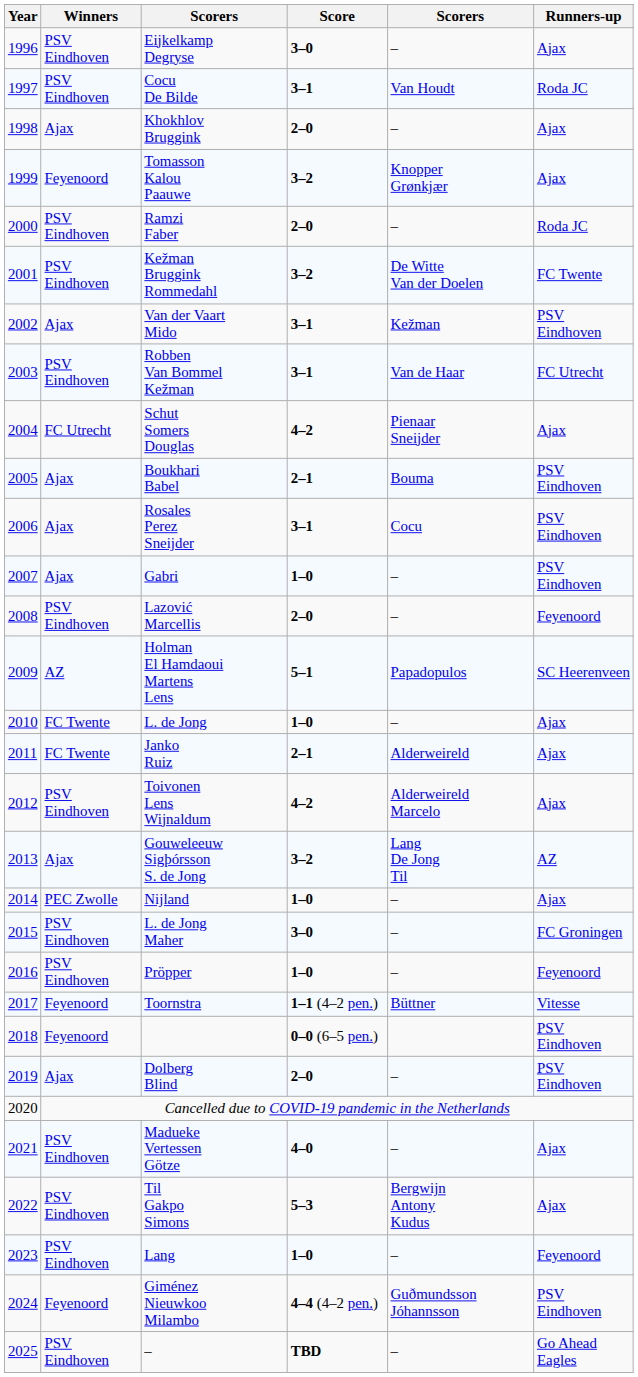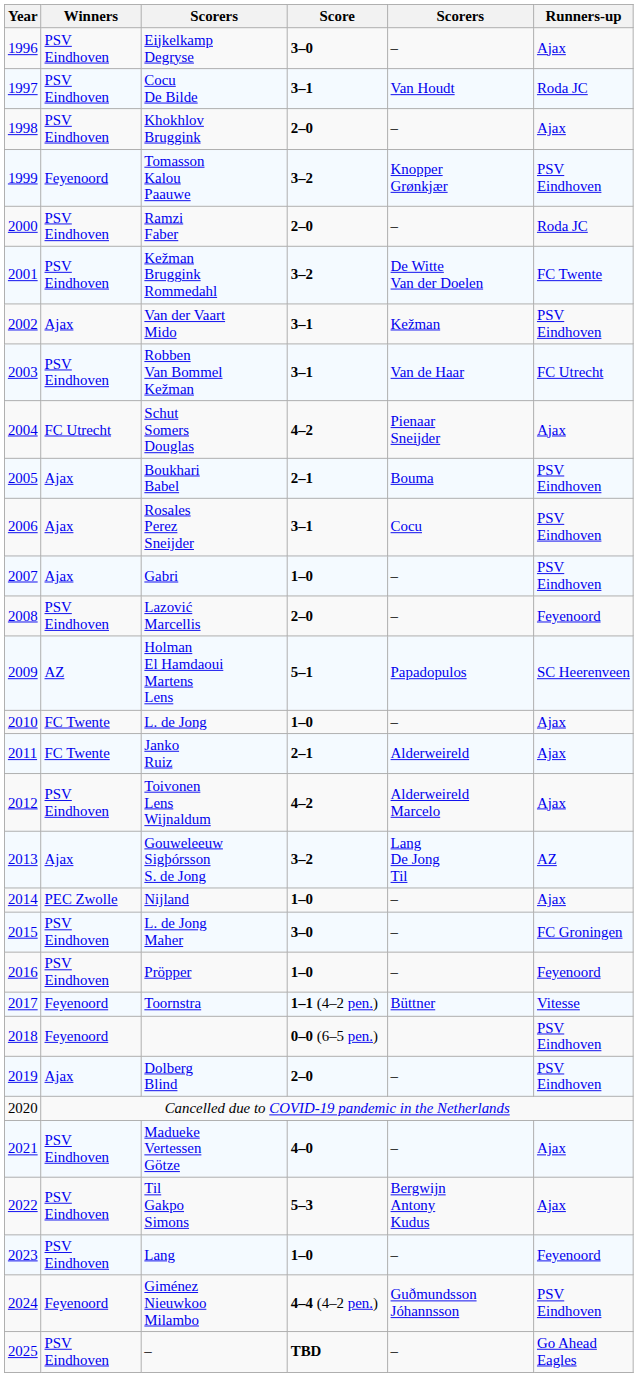(59, 128) Ajax -> (77, 128) PSV Eindhoven
(551, 177) Ajax -> (569, 177) PSV Eindhoven
